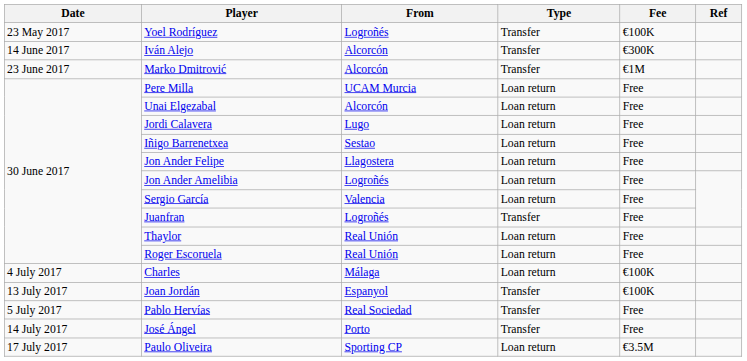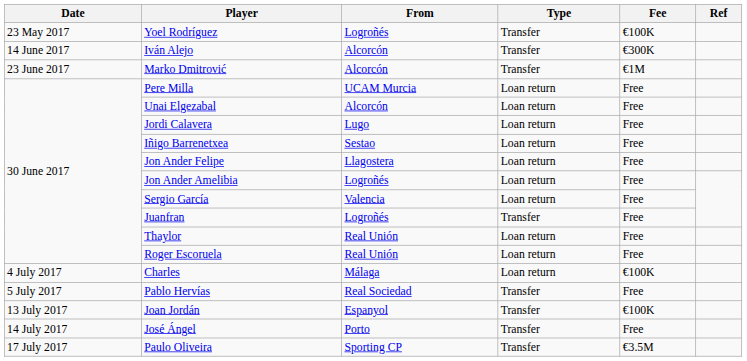rows swapped: (177, 310) <-> (172, 291)
(528, 347) Loan return -> (520, 347) Transfer
